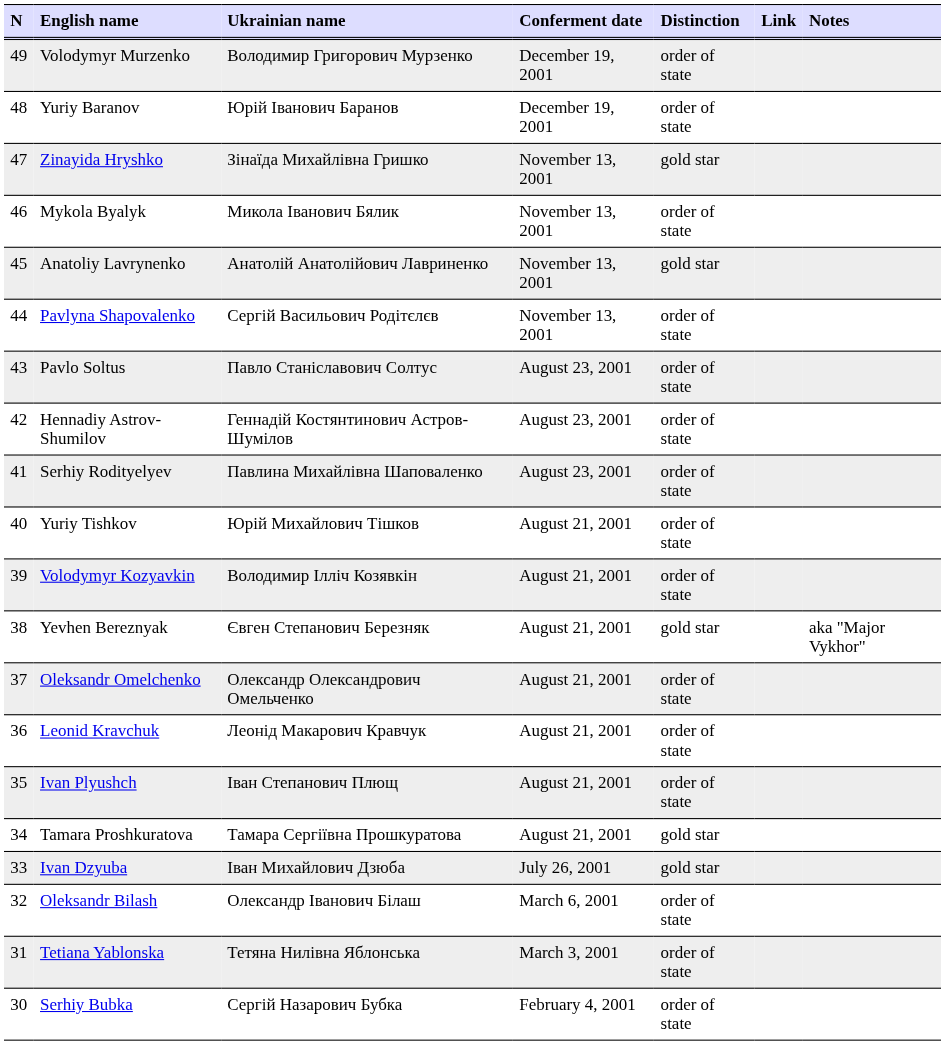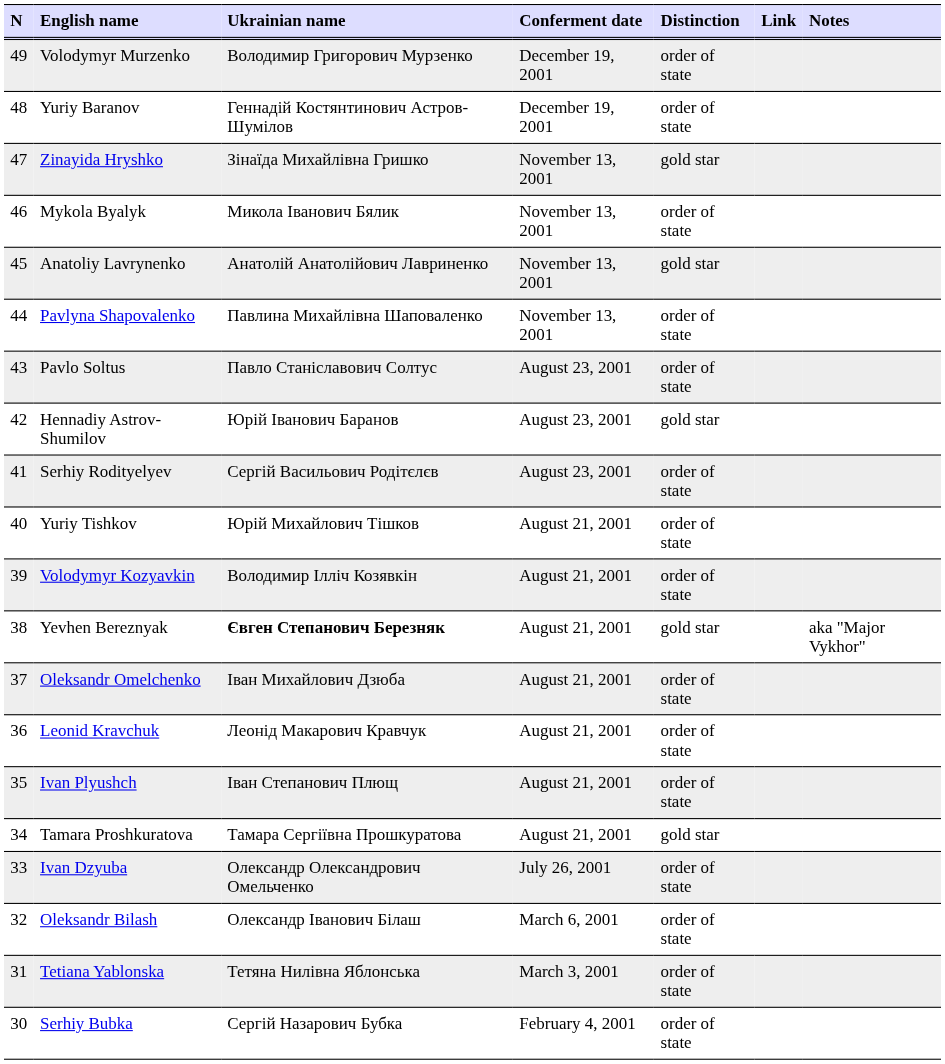(313, 107) Юрій Іванович Баранов -> (348, 117) Геннадій Костянтинович Астров-Шумілов
(333, 315) Сергій Васильович Родітєлєв -> (355, 315) Павлина Михайлівна Шаповаленко
(348, 429) Геннадій Костянтинович Астров-Шумілов -> (313, 419) Юрій Іванович Баранов
(688, 429) order of state -> (690, 419) gold star
(355, 471) Павлина Михайлівна Шаповаленко -> (333, 471) Сергій Васильович Родітєлєв
(328, 627) normal -> (336, 627) bold
(324, 688) Олександр Олександрович Омельченко -> (316, 679) Іван Михайлович Дзюба
(316, 867) Іван Михайлович Дзюба -> (324, 877) Олександр Олександрович Омельченко
(690, 867) gold star -> (688, 877) order of state
